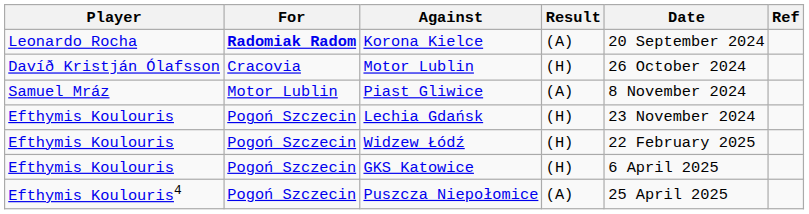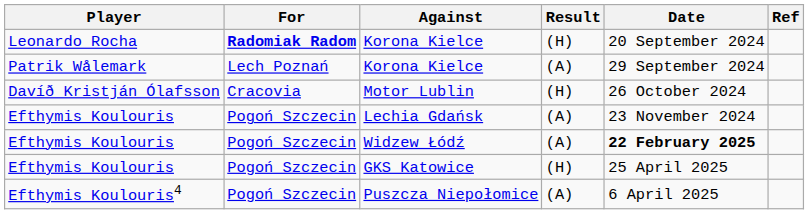(559, 42) (A) -> (559, 42) (H)
+ row: (77, 67)
- row: (59, 92)
(559, 117) (H) -> (559, 117) (A)
(559, 142) (H) -> (559, 142) (A)
(682, 142) normal -> (682, 142) bold
(663, 167) 6 April 2025 -> (668, 167) 25 April 2025
(668, 194) 25 April 2025 -> (663, 194) 6 April 2025
